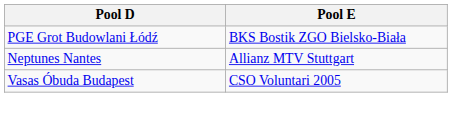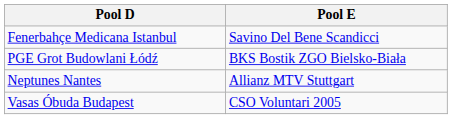+ row: (92, 37)
